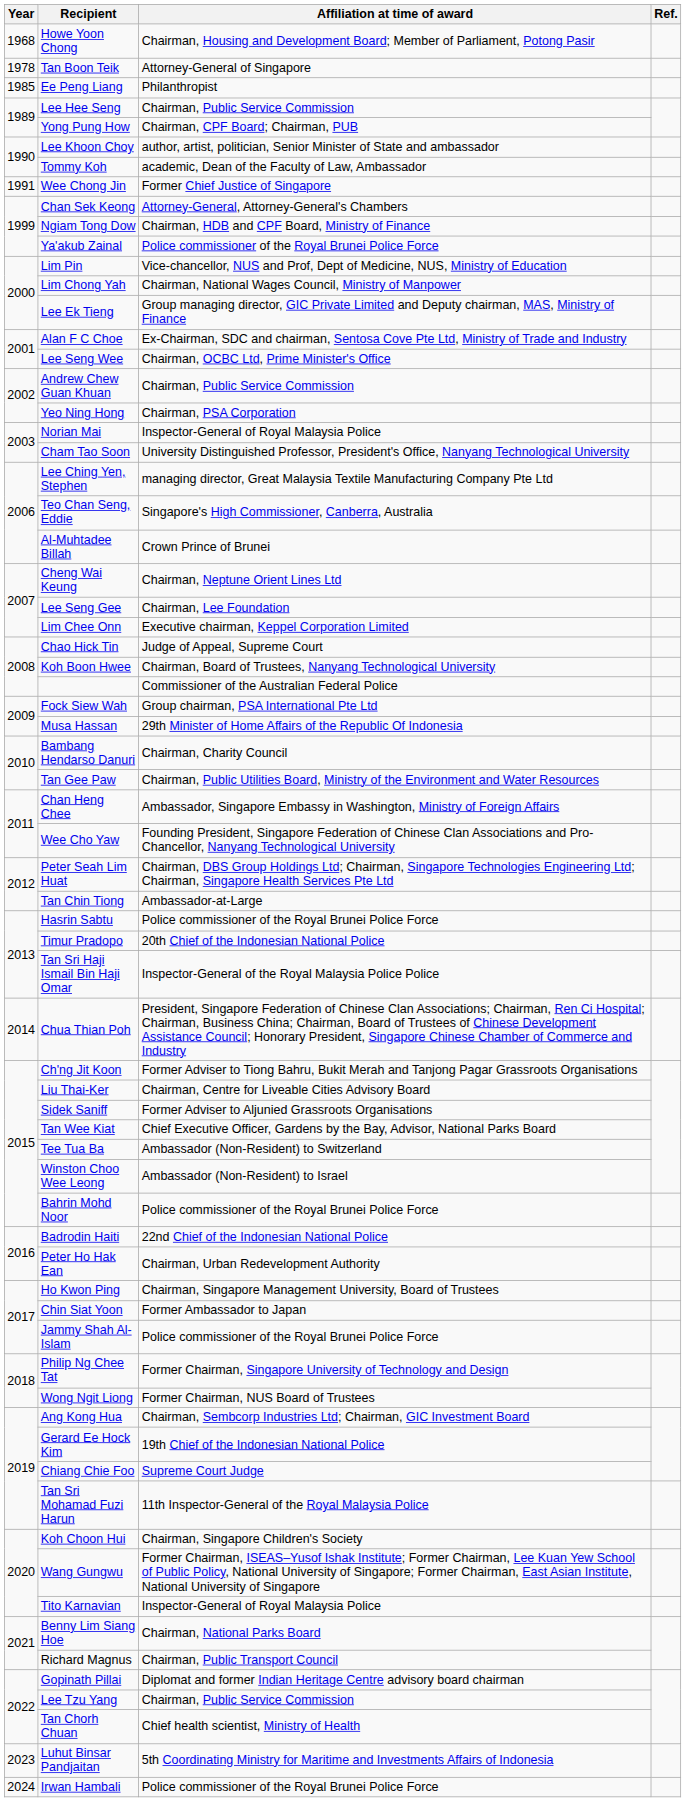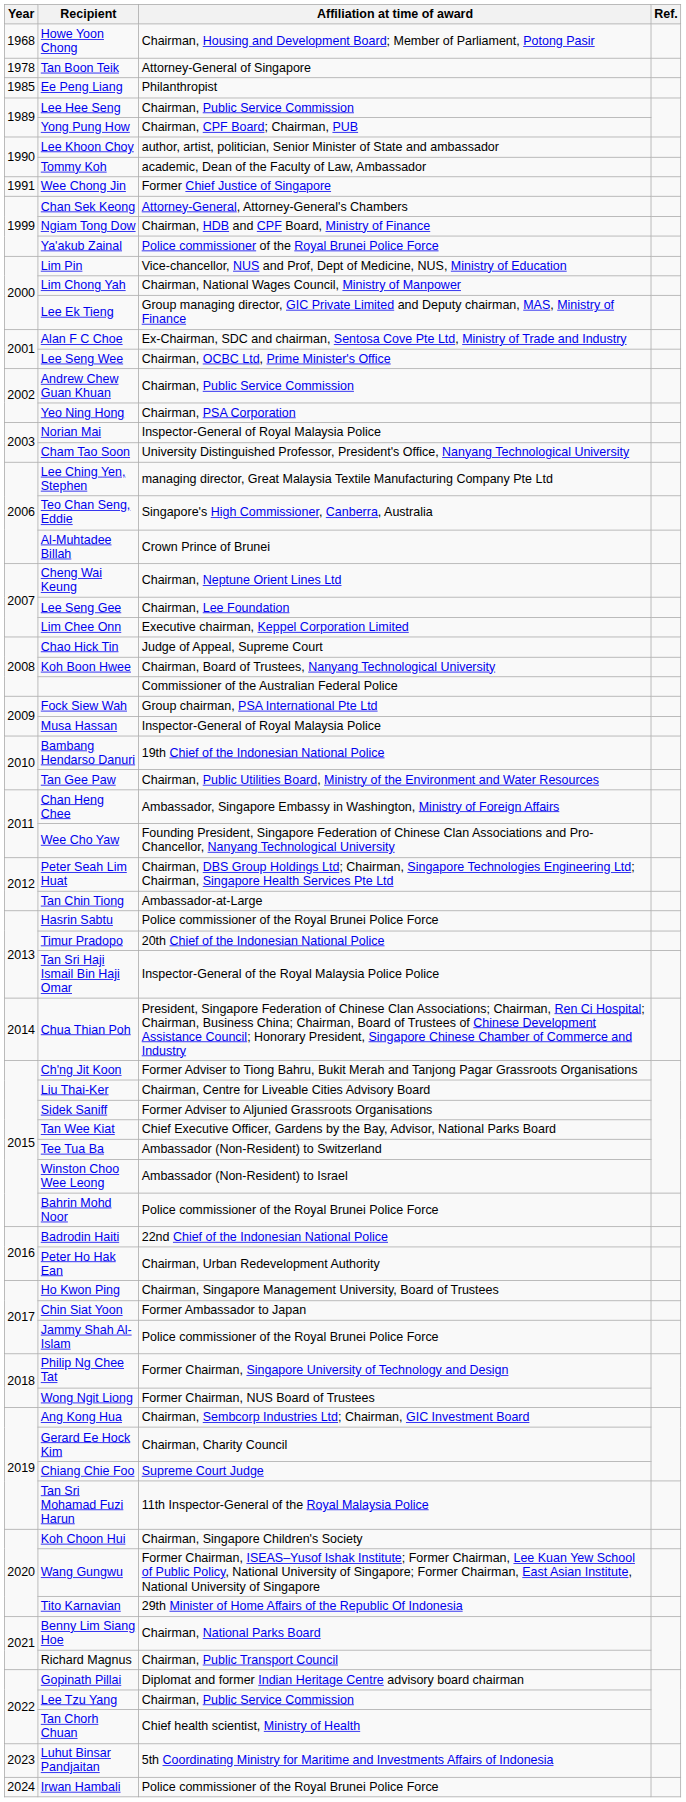(302, 726) 29th Minister of Home Affairs of the Republic Of Indonesia -> (261, 726) Inspector-General of Royal Malaysia Police
(215, 753) Chairman, Charity Council -> (263, 753) 19th Chief of the Indonesian National Police
(263, 1444) 19th Chief of the Indonesian National Police -> (215, 1444) Chairman, Charity Council
(261, 1606) Inspector-General of Royal Malaysia Police -> (302, 1606) 29th Minister of Home Affairs of the Republic Of Indonesia
